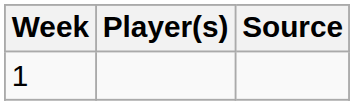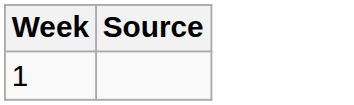- column: (166, 28)
